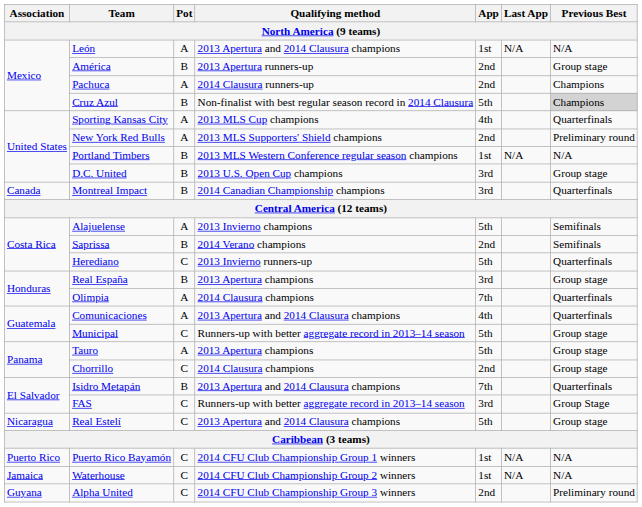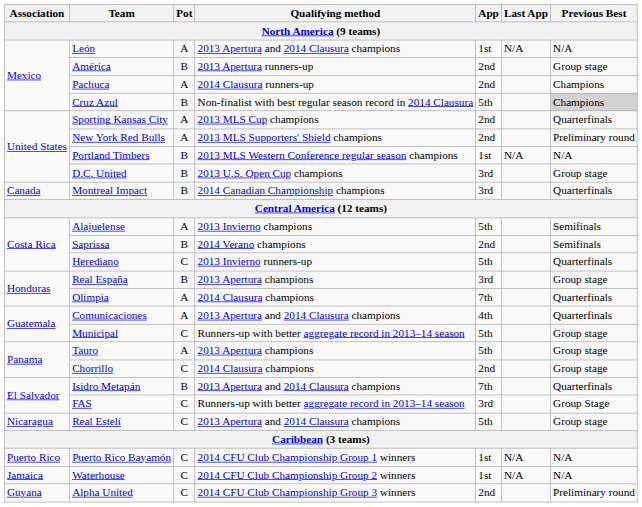(485, 119) 4th -> (487, 119) 2nd
